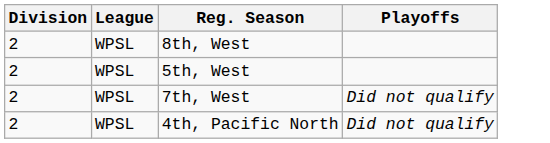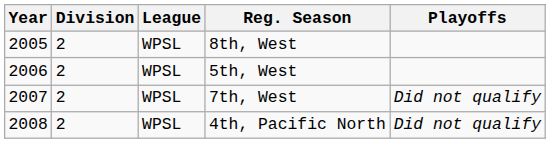+ column: (28, 18)
